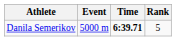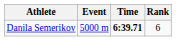(158, 28) 5 -> (158, 28) 6
